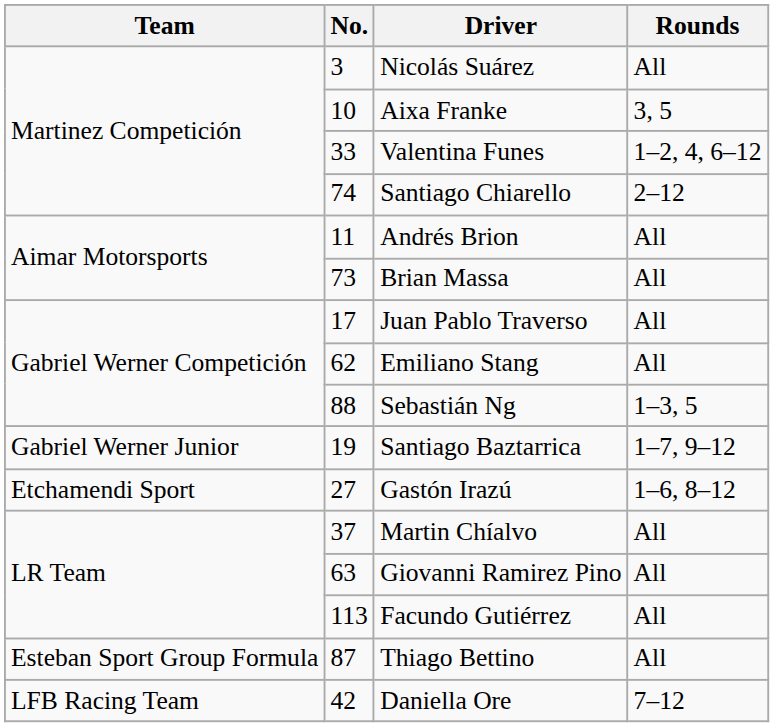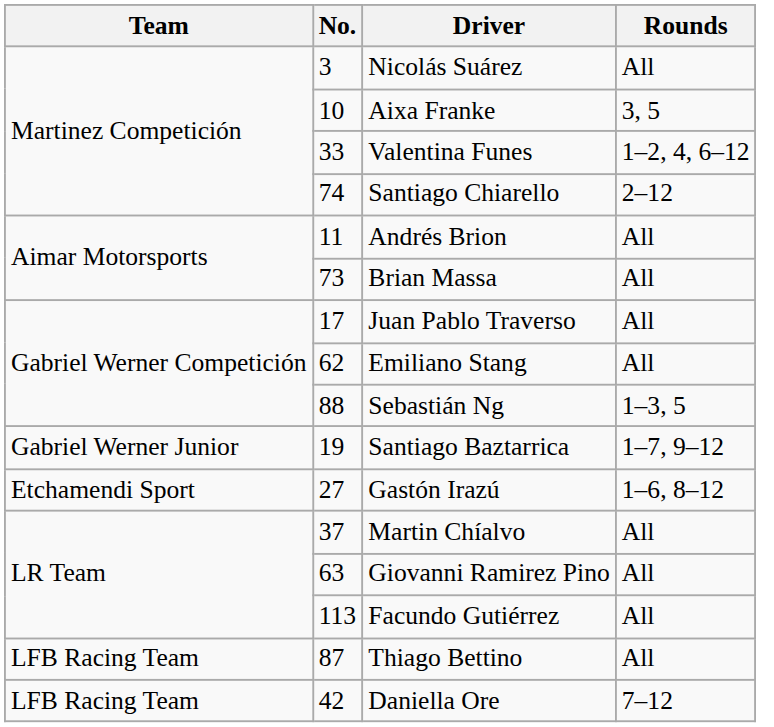(165, 657) Esteban Sport Group Formula -> (105, 657) LFB Racing Team
